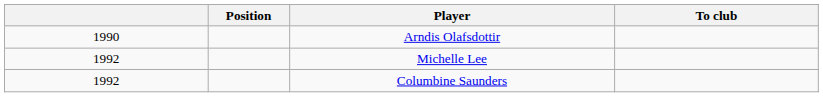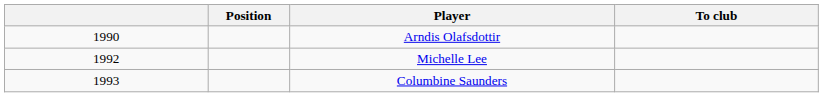(106, 80) 1992 -> (106, 80) 1993
